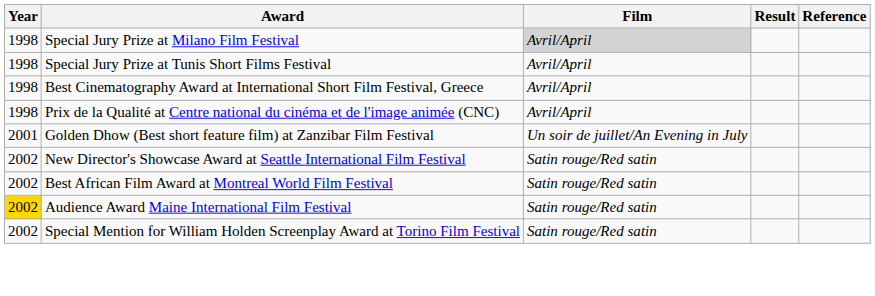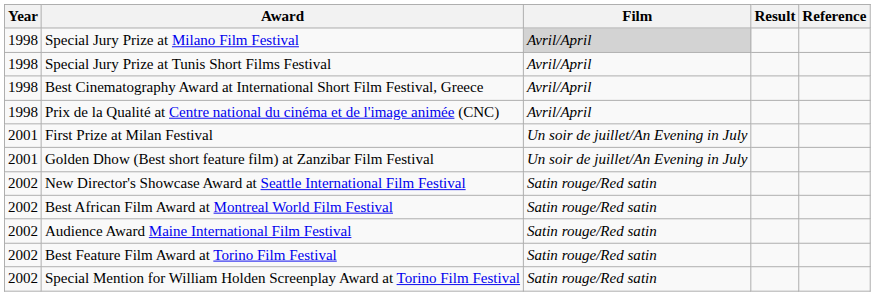+ row: (129, 135)
(23, 207) gold background -> (23, 231) no background
+ row: (191, 254)
